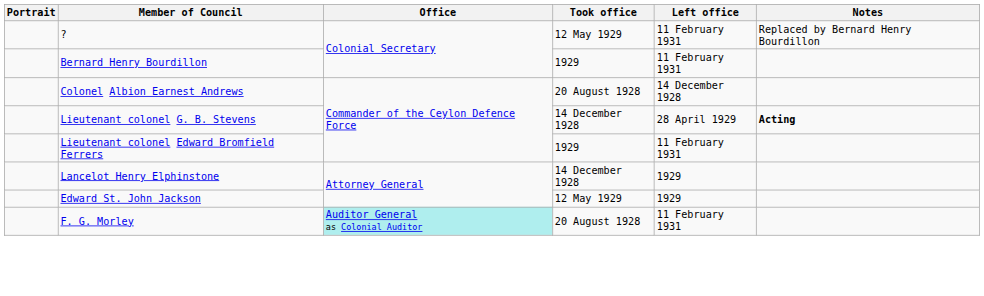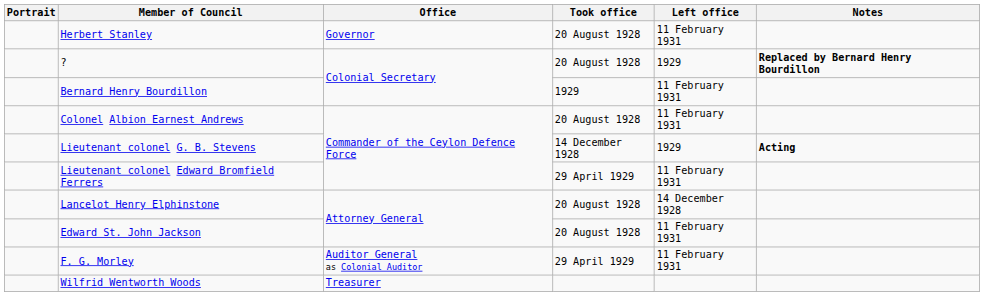+ row: (106, 35)
(588, 35) 12 May 1929 -> (598, 63) 20 August 1928
(690, 35) 11 February 1931 -> (669, 63) 1929
(835, 35) normal -> (835, 63) bold
(690, 91) 14 December 1928 -> (690, 120) 11 February 1931
(696, 120) 28 April 1929 -> (669, 148) 1929
(567, 148) 1929 -> (594, 176) 29 April 1929
(588, 176) 14 December 1928 -> (598, 204) 20 August 1928
(669, 176) 1929 -> (690, 204) 14 December 1928
(588, 199) 12 May 1929 -> (598, 233) 20 August 1928
(669, 199) 1929 -> (690, 233) 11 February 1931
(374, 221) paleturquoise background -> (374, 261) no background
(598, 221) 20 August 1928 -> (594, 261) 29 April 1929
+ row: (131, 283)
